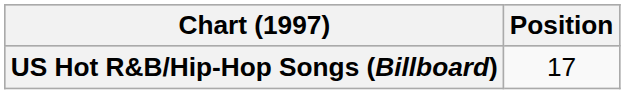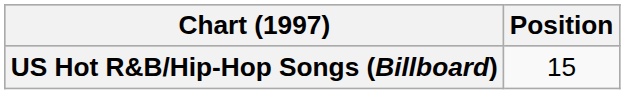(562, 66) 17 -> (562, 66) 15
